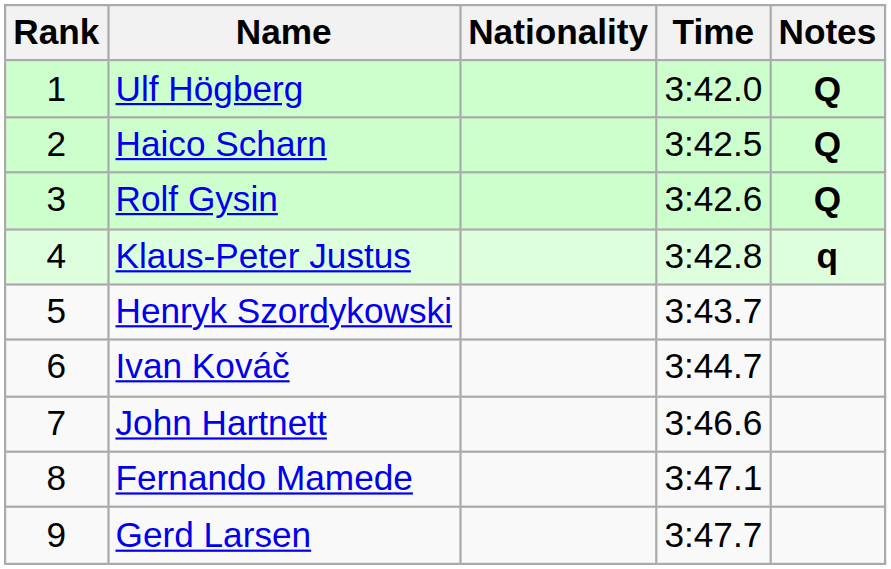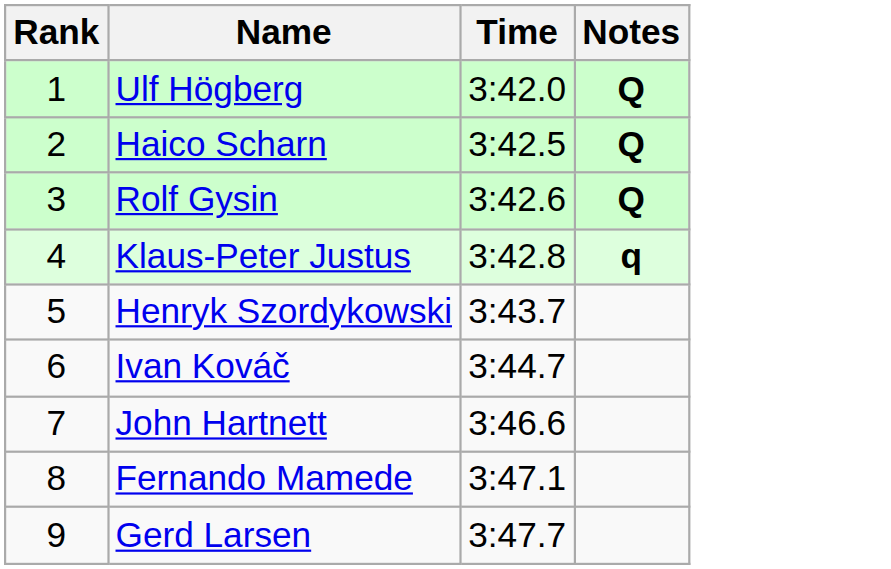- column: (558, 32)
